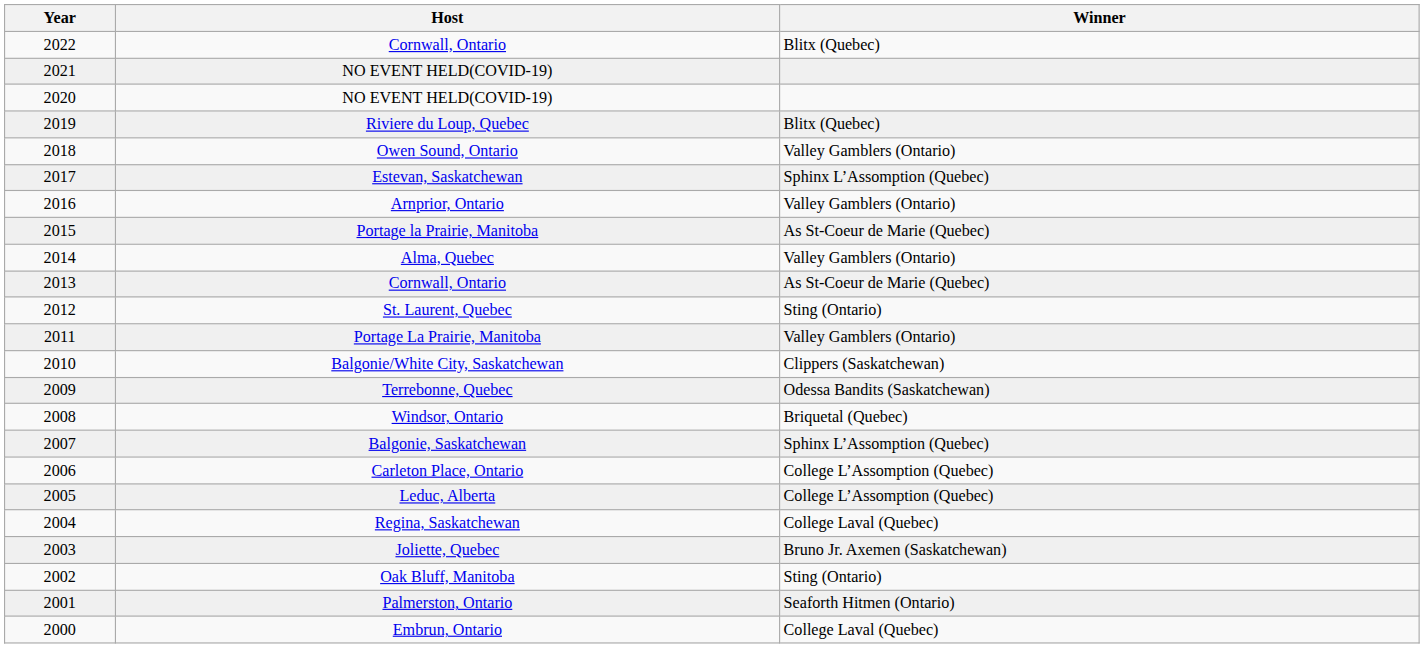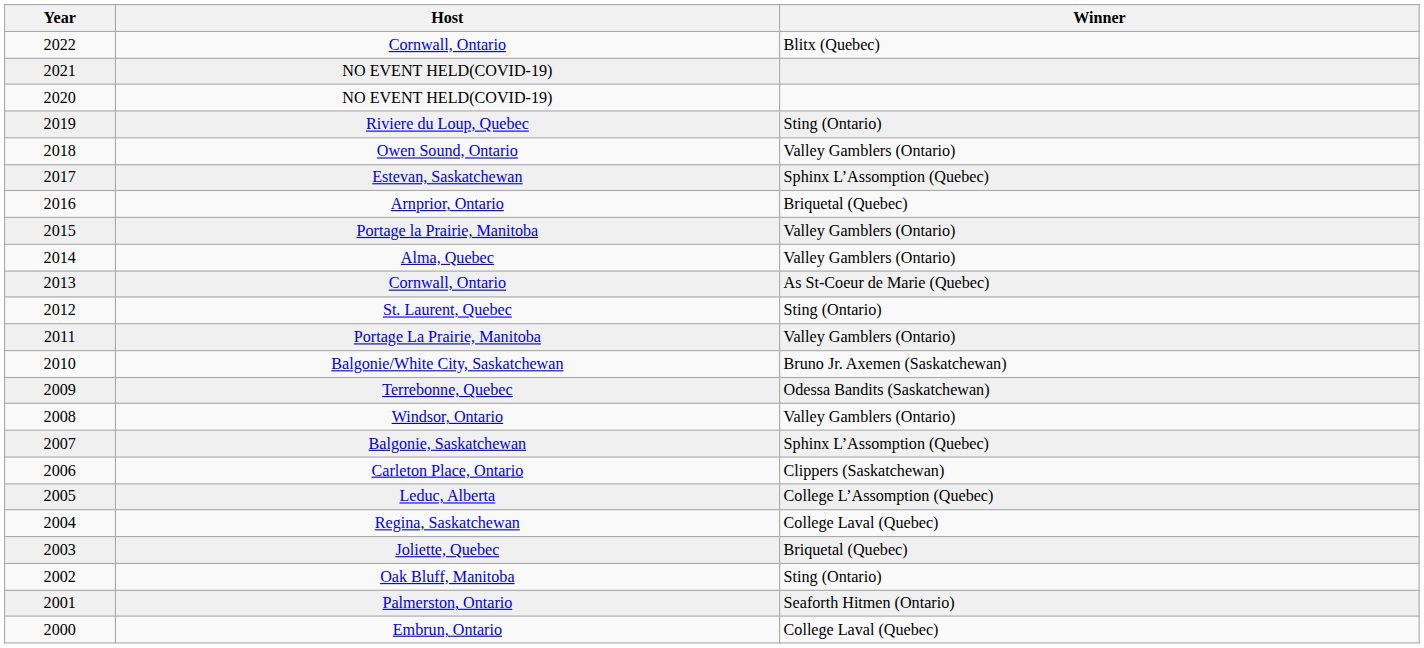(832, 124) Blitx (Quebec) -> (833, 124) Sting (Ontario)
(870, 204) Valley Gamblers (Ontario) -> (846, 204) Briquetal (Quebec)
(887, 230) As St-Coeur de Marie (Quebec) -> (870, 230) Valley Gamblers (Ontario)
(864, 363) Clippers (Saskatchewan) -> (895, 363) Bruno Jr. Axemen (Saskatchewan)
(846, 417) Briquetal (Quebec) -> (870, 417) Valley Gamblers (Ontario)
(889, 470) College L’Assomption (Quebec) -> (864, 470) Clippers (Saskatchewan)
(895, 550) Bruno Jr. Axemen (Saskatchewan) -> (846, 550) Briquetal (Quebec)
